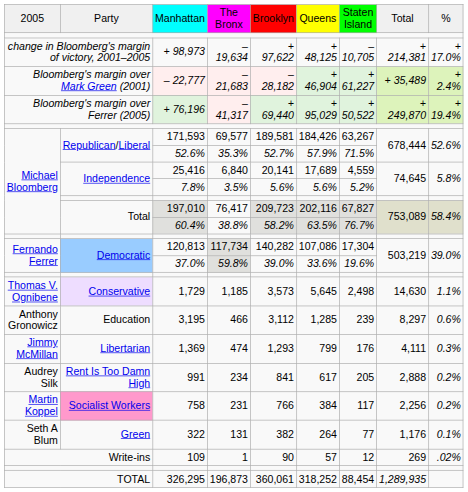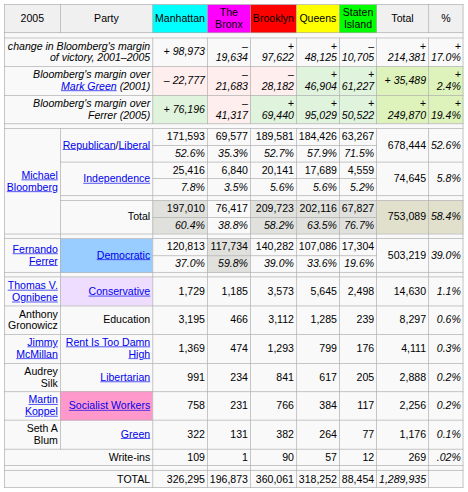(125, 348) Libertarian -> (108, 348) Rent Is Too Damn High
(108, 377) Rent Is Too Damn High -> (125, 377) Libertarian
